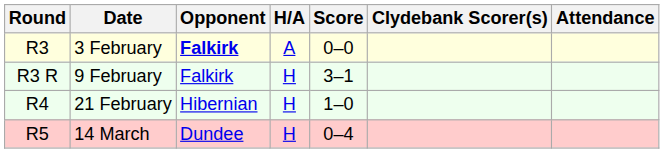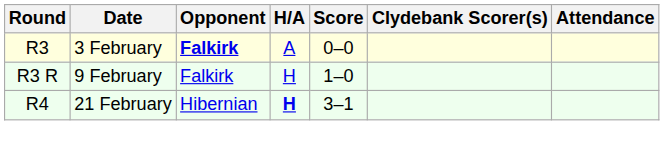(338, 76) 3–1 -> (338, 76) 1–0
(289, 104) normal -> (289, 104) bold
(338, 104) 1–0 -> (338, 104) 3–1
- row: (112, 133)
